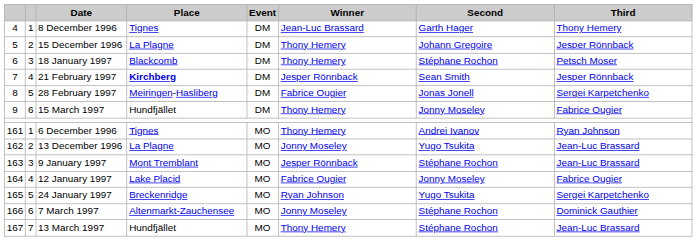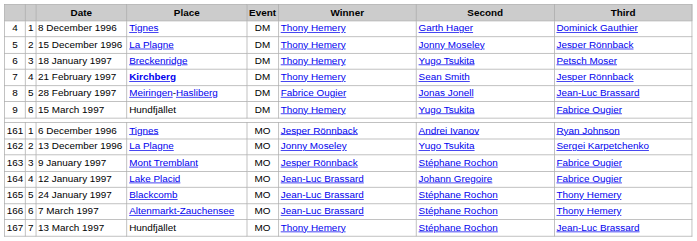(322, 28) Jean-Luc Brassard -> (313, 28) Thony Hemery
(589, 28) Thony Hemery -> (597, 28) Dominick Gauthier
(455, 44) Johann Gregoire -> (452, 44) Jonny Moseley
(153, 60) Blackcomb -> (158, 60) Breckenridge
(458, 60) Stéphane Rochon -> (447, 60) Yugo Tsukita
(319, 77) Jesper Rönnback -> (313, 77) Thony Hemery
(603, 93) Sergei Karpetchenko -> (598, 93) Jean-Luc Brassard
(452, 109) Jonny Moseley -> (447, 109) Yugo Tsukita
(313, 130) Thony Hemery -> (319, 130) Jesper Rönnback
(598, 146) Jean-Luc Brassard -> (603, 146) Sergei Karpetchenko
(598, 162) Jean-Luc Brassard -> (589, 162) Fabrice Ougier
(313, 179) Fabrice Ougier -> (322, 179) Jean-Luc Brassard
(452, 179) Jonny Moseley -> (455, 179) Johann Gregoire
(158, 195) Breckenridge -> (153, 195) Blackcomb
(312, 195) Ryan Johnson -> (322, 195) Jean-Luc Brassard
(447, 195) Yugo Tsukita -> (458, 195) Stéphane Rochon
(603, 195) Sergei Karpetchenko -> (589, 195) Thony Hemery
(314, 211) Jonny Moseley -> (322, 211) Jean-Luc Brassard
(597, 211) Dominick Gauthier -> (589, 211) Thony Hemery
